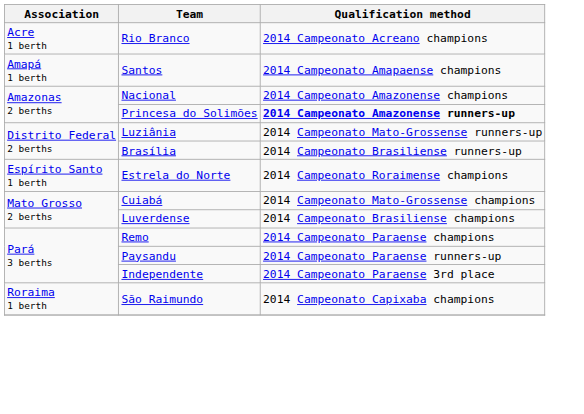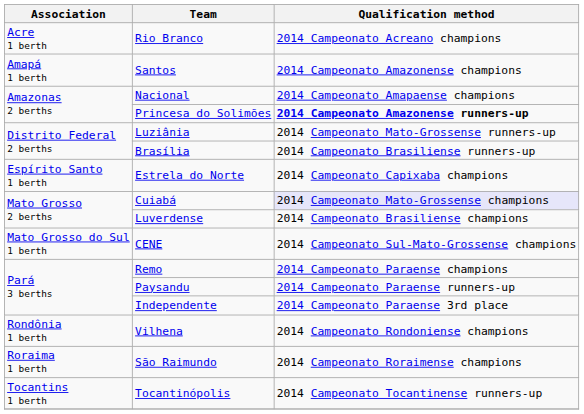(382, 70) 2014 Campeonato Amapaense champions -> (399, 70) 2014 Campeonato Amazonense champions
(386, 95) 2014 Campeonato Amazonense champions -> (396, 95) 2014 Campeonato Amapaense champions
(386, 175) 2014 Campeonato Roraimense champions -> (392, 175) 2014 Campeonato Capixaba champions
(399, 200) no background -> (413, 200) lavender background
+ row: (149, 244)
+ row: (159, 330)
(379, 299) 2014 Campeonato Capixaba champions -> (399, 362) 2014 Campeonato Roraimense champions
+ row: (183, 393)
